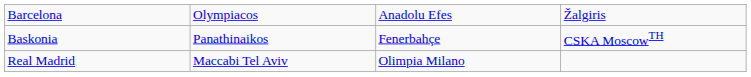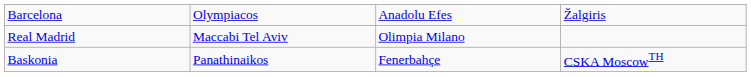rows swapped: (33, 38) <-> (41, 61)
